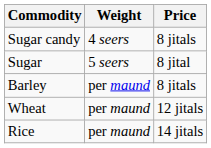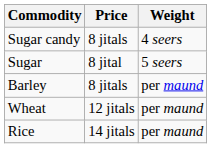columns swapped: (119, 16) <-> (180, 16)
